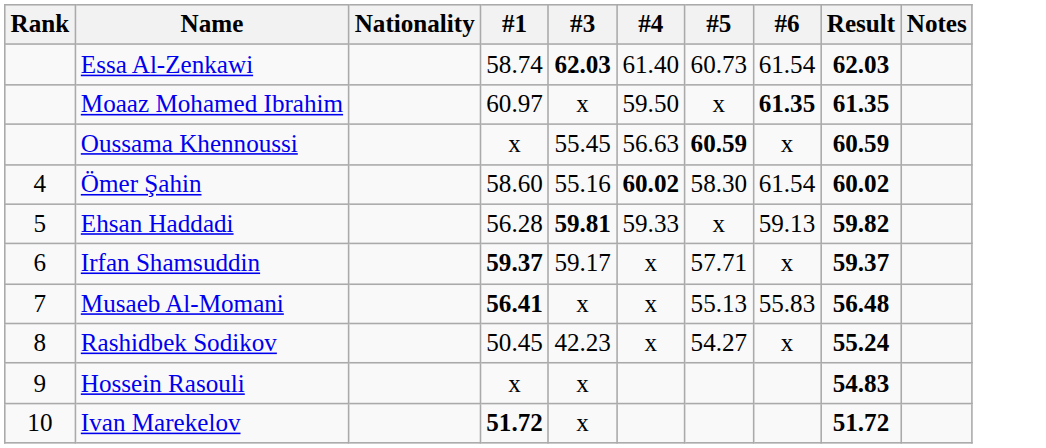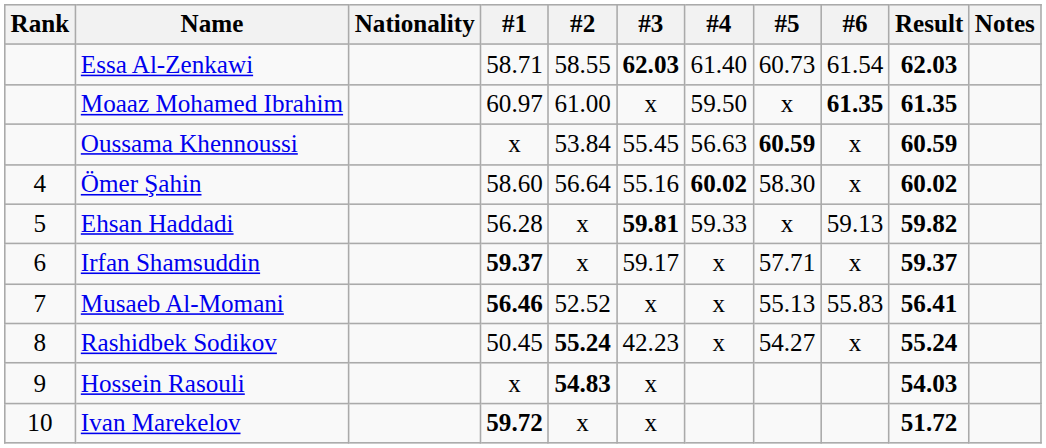+ column: (583, 24)
(515, 64) 58.74 -> (515, 64) 58.71
(787, 183) 61.54 -> (855, 183) x
(515, 303) 56.41 -> (515, 303) 56.46
(861, 303) 56.48 -> (929, 303) 56.41
(861, 382) 54.83 -> (929, 382) 54.03
(515, 422) 51.72 -> (515, 422) 59.72
